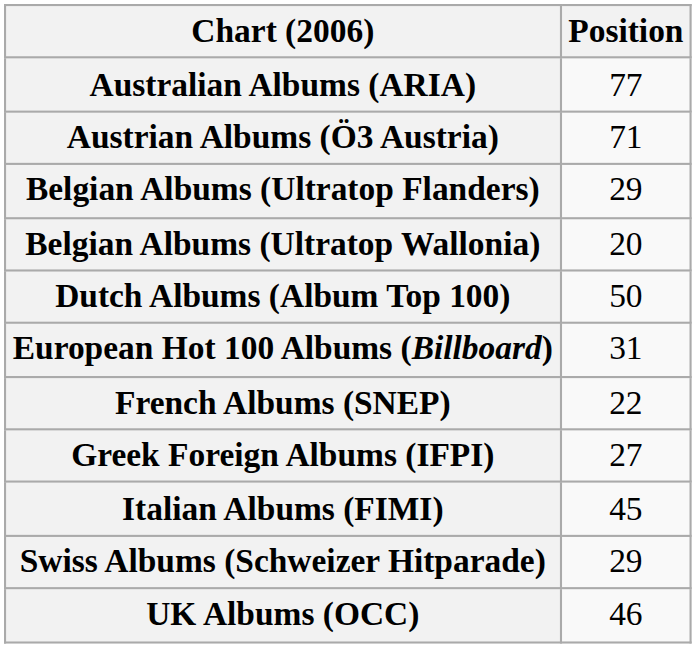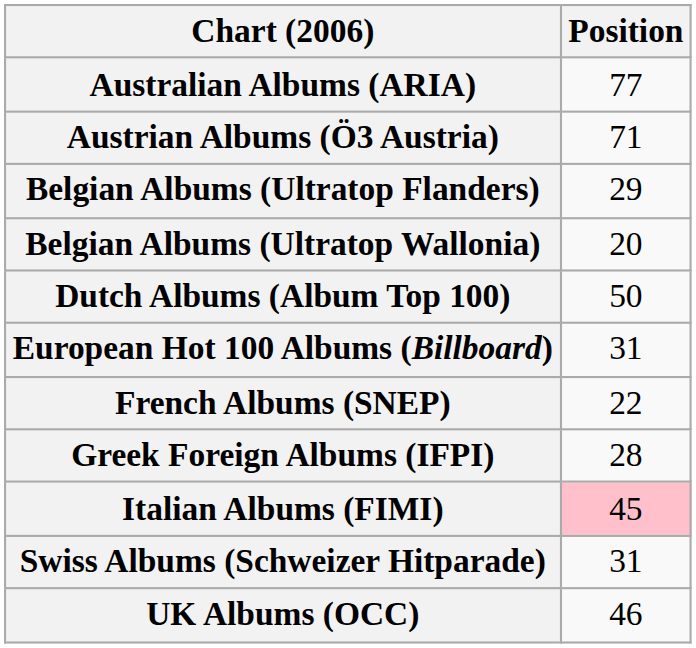(626, 455) 27 -> (626, 455) 28
(626, 508) no background -> (626, 508) pink background
(626, 561) 29 -> (626, 561) 31
